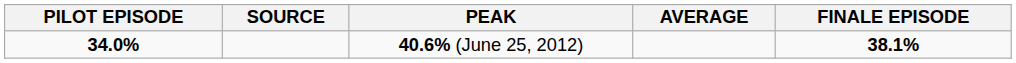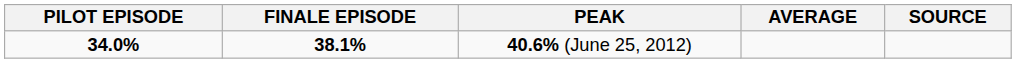columns swapped: (893, 17) <-> (286, 17)
